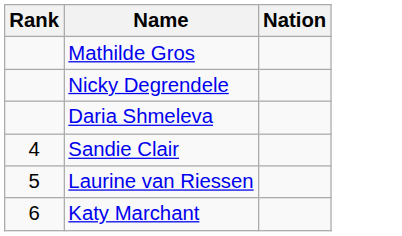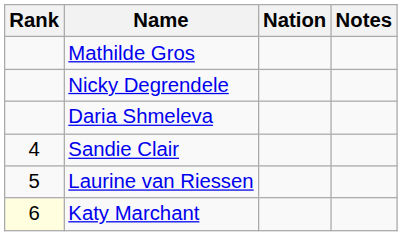+ column: (364, 20)
(34, 213) no background -> (34, 213) lightyellow background
